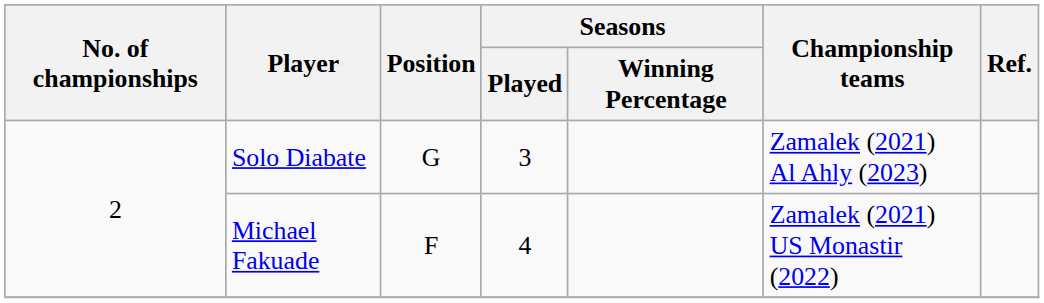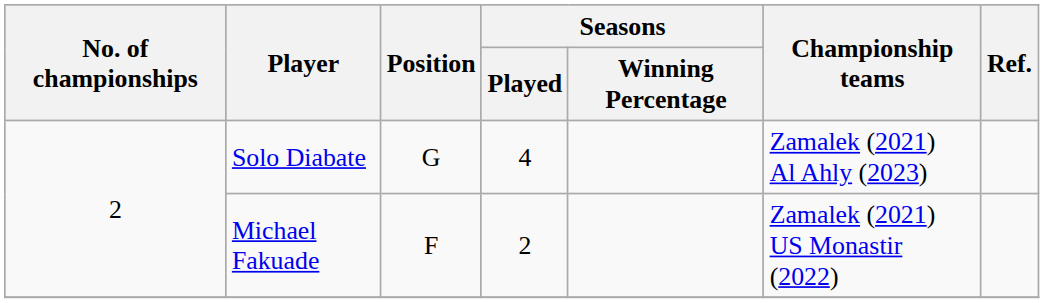(525, 157) 3 -> (525, 157) 4
(525, 245) 4 -> (525, 245) 2
